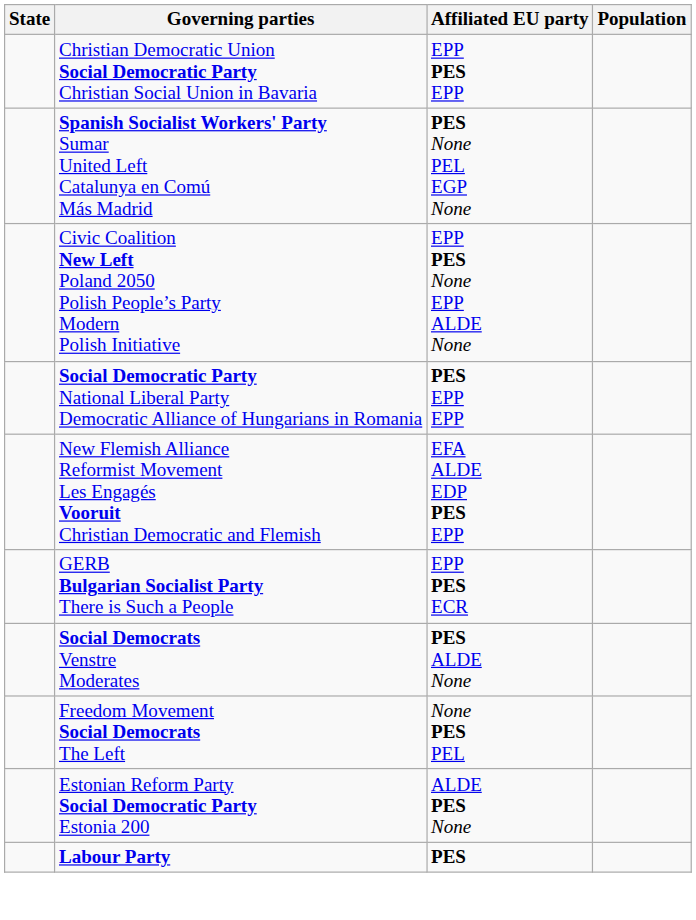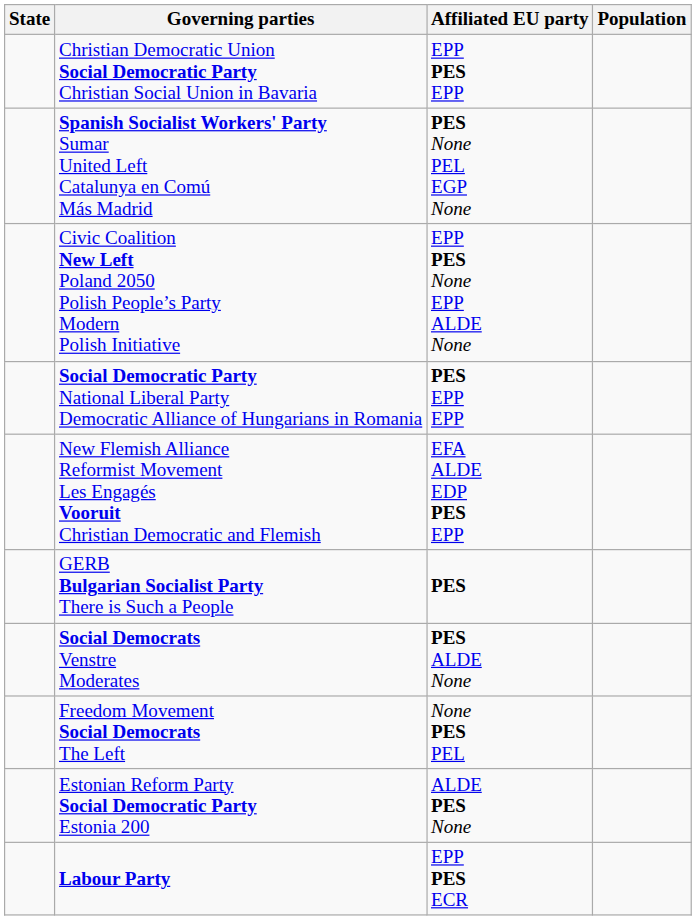(450, 586) EPP PES ECR -> (448, 586) PES
(448, 857) PES -> (450, 878) EPP PES ECR
